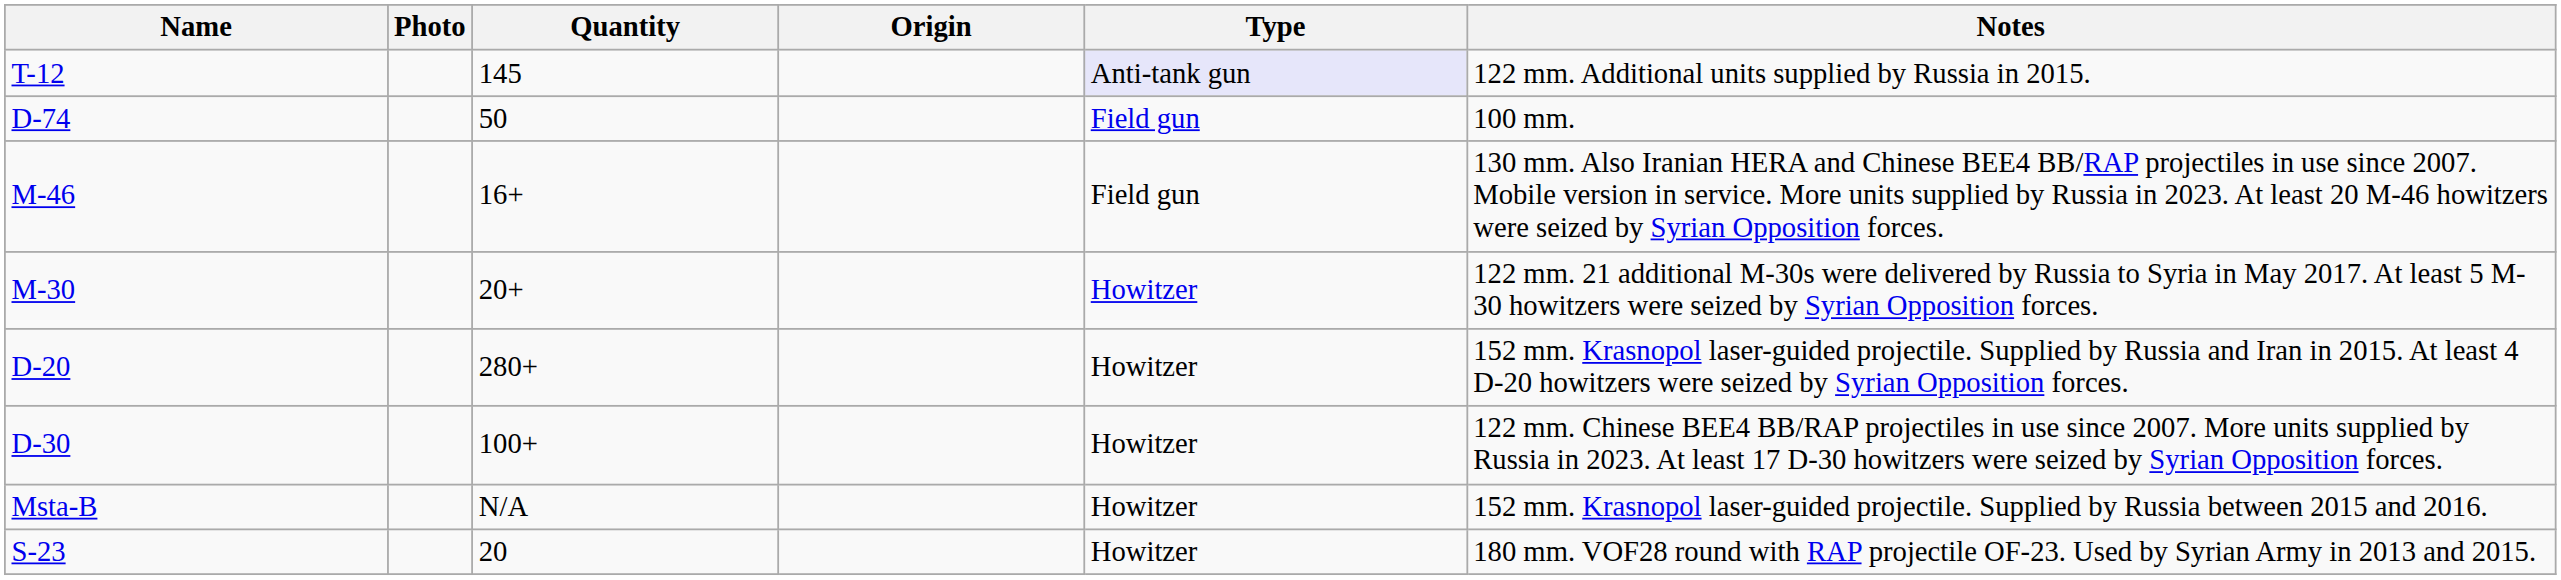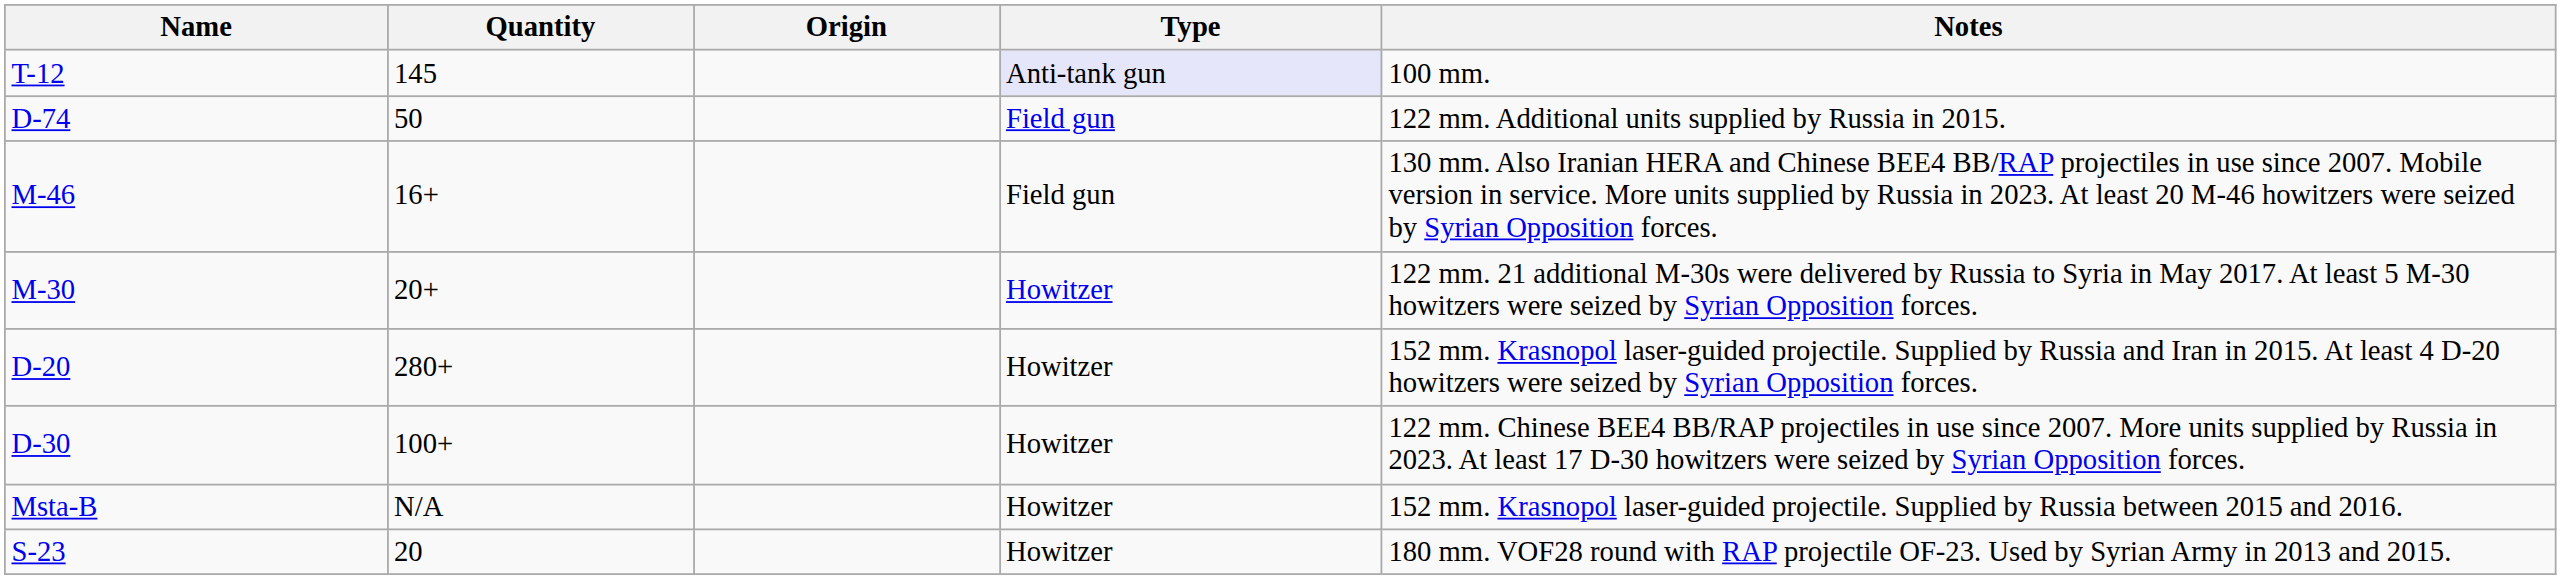- column: (430, 27)
(1782, 72) 122 mm. Additional units supplied by Russia in 2015. -> (1439, 72) 100 mm.
(1524, 118) 100 mm. -> (1697, 118) 122 mm. Additional units supplied by Russia in 2015.
